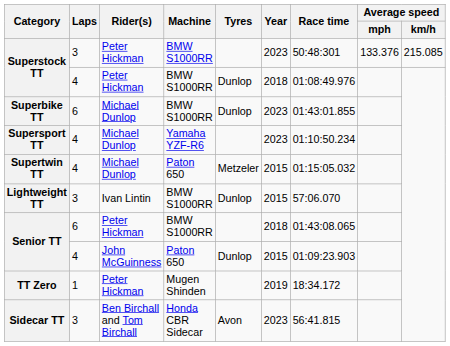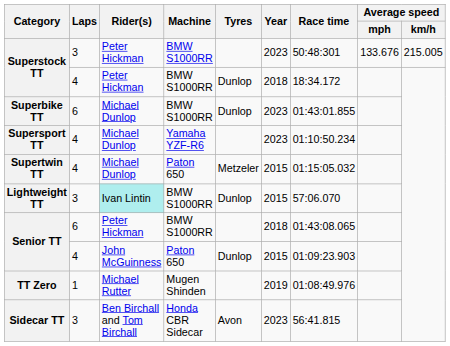(380, 53) 133.376 -> (380, 53) 133.676
(423, 53) 215.085 -> (423, 53) 215.005
(324, 82) 01:08:49.976 -> (316, 82) 18:34.172
(126, 198) no background -> (126, 198) paleturquoise background
(123, 285) Peter Hickman -> (120, 285) Michael Rutter
(316, 285) 18:34.172 -> (324, 285) 01:08:49.976
